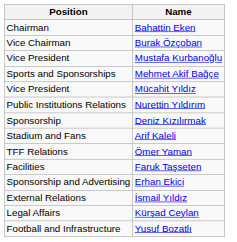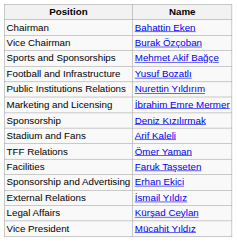- row: (178, 58)
rows swapped: (163, 228) <-> (165, 89)
+ row: (182, 105)
